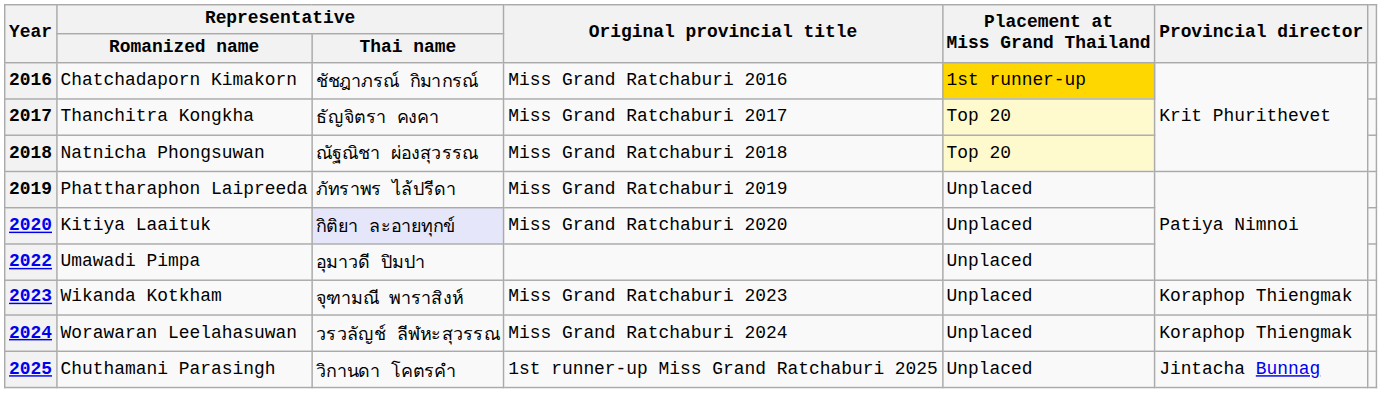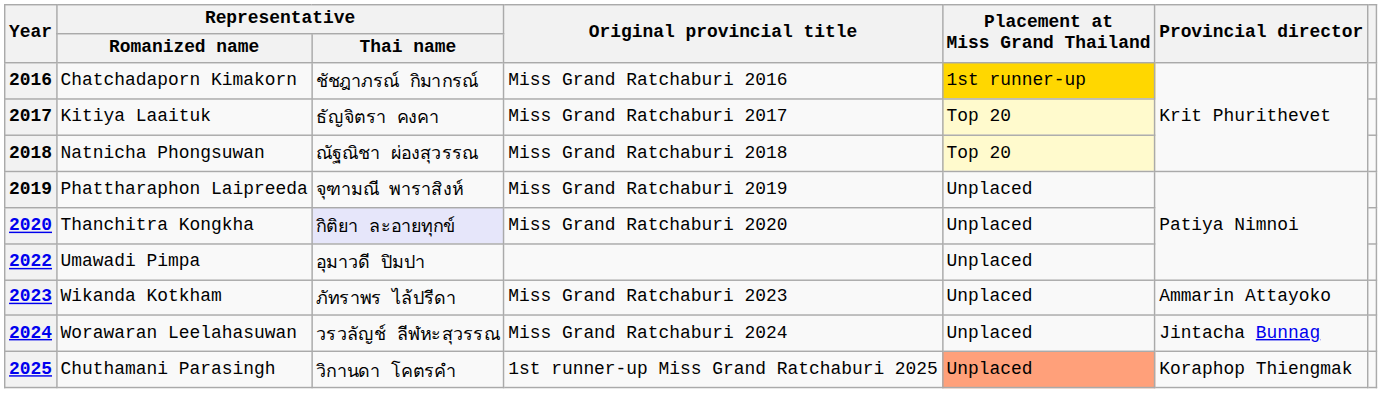(157, 117) Thanchitra Kongkha -> (136, 117) Kitiya Laaituk
(386, 192) ภัทราพร ไล้ปรีดา -> (390, 192) จุฑามณี พาราสิงห์
(136, 226) Kitiya Laaituk -> (157, 226) Thanchitra Kongkha
(390, 300) จุฑามณี พาราสิงห์ -> (386, 300) ภัทราพร ไล้ปรีดา
(1256, 298) Koraphop Thiengmak -> (1245, 298) Ammarin Attayoko
(1256, 334) Koraphop Thiengmak -> (1240, 334) Jintacha Bunnag
(989, 370) no background -> (989, 370) lightsalmon background
(1240, 370) Jintacha Bunnag -> (1256, 370) Koraphop Thiengmak
